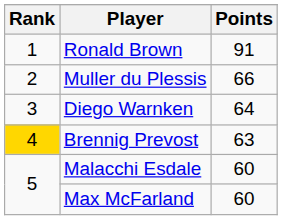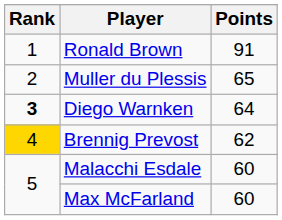(244, 79) 66 -> (244, 79) 65
(32, 109) normal -> (32, 109) bold
(244, 139) 63 -> (244, 139) 62
